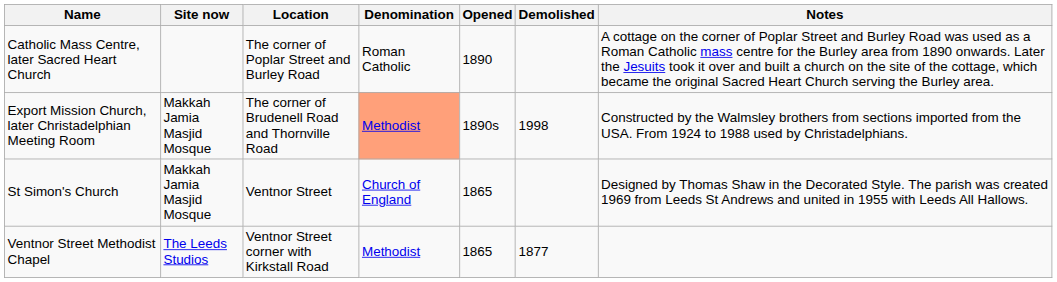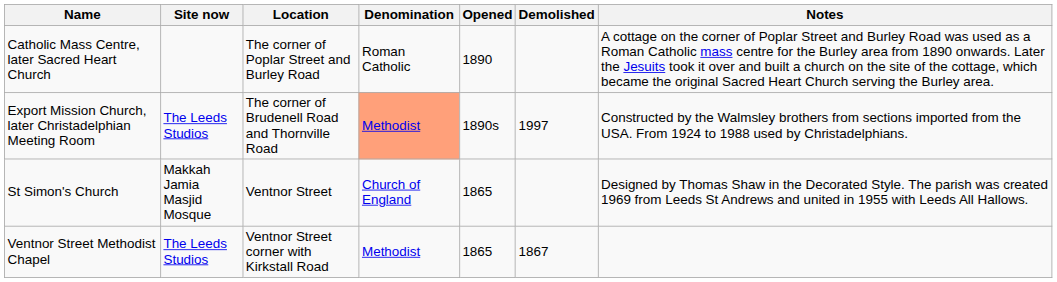(187, 125) Makkah Jamia Masjid Mosque -> (195, 125) The Leeds Studios
(534, 125) 1998 -> (534, 125) 1997
(534, 251) 1877 -> (534, 251) 1867
